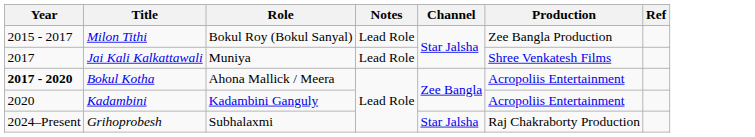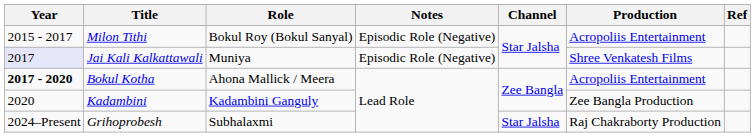(387, 36) Lead Role -> (427, 36) Episodic Role (Negative)
(550, 36) Zee Bangla Production -> (637, 36) Acropoliis Entertainment
(21, 57) no background -> (21, 57) lavender background
(387, 57) Lead Role -> (427, 57) Episodic Role (Negative)
(556, 100) Acropoliis Entertainment -> (631, 100) Zee Bangla Production
